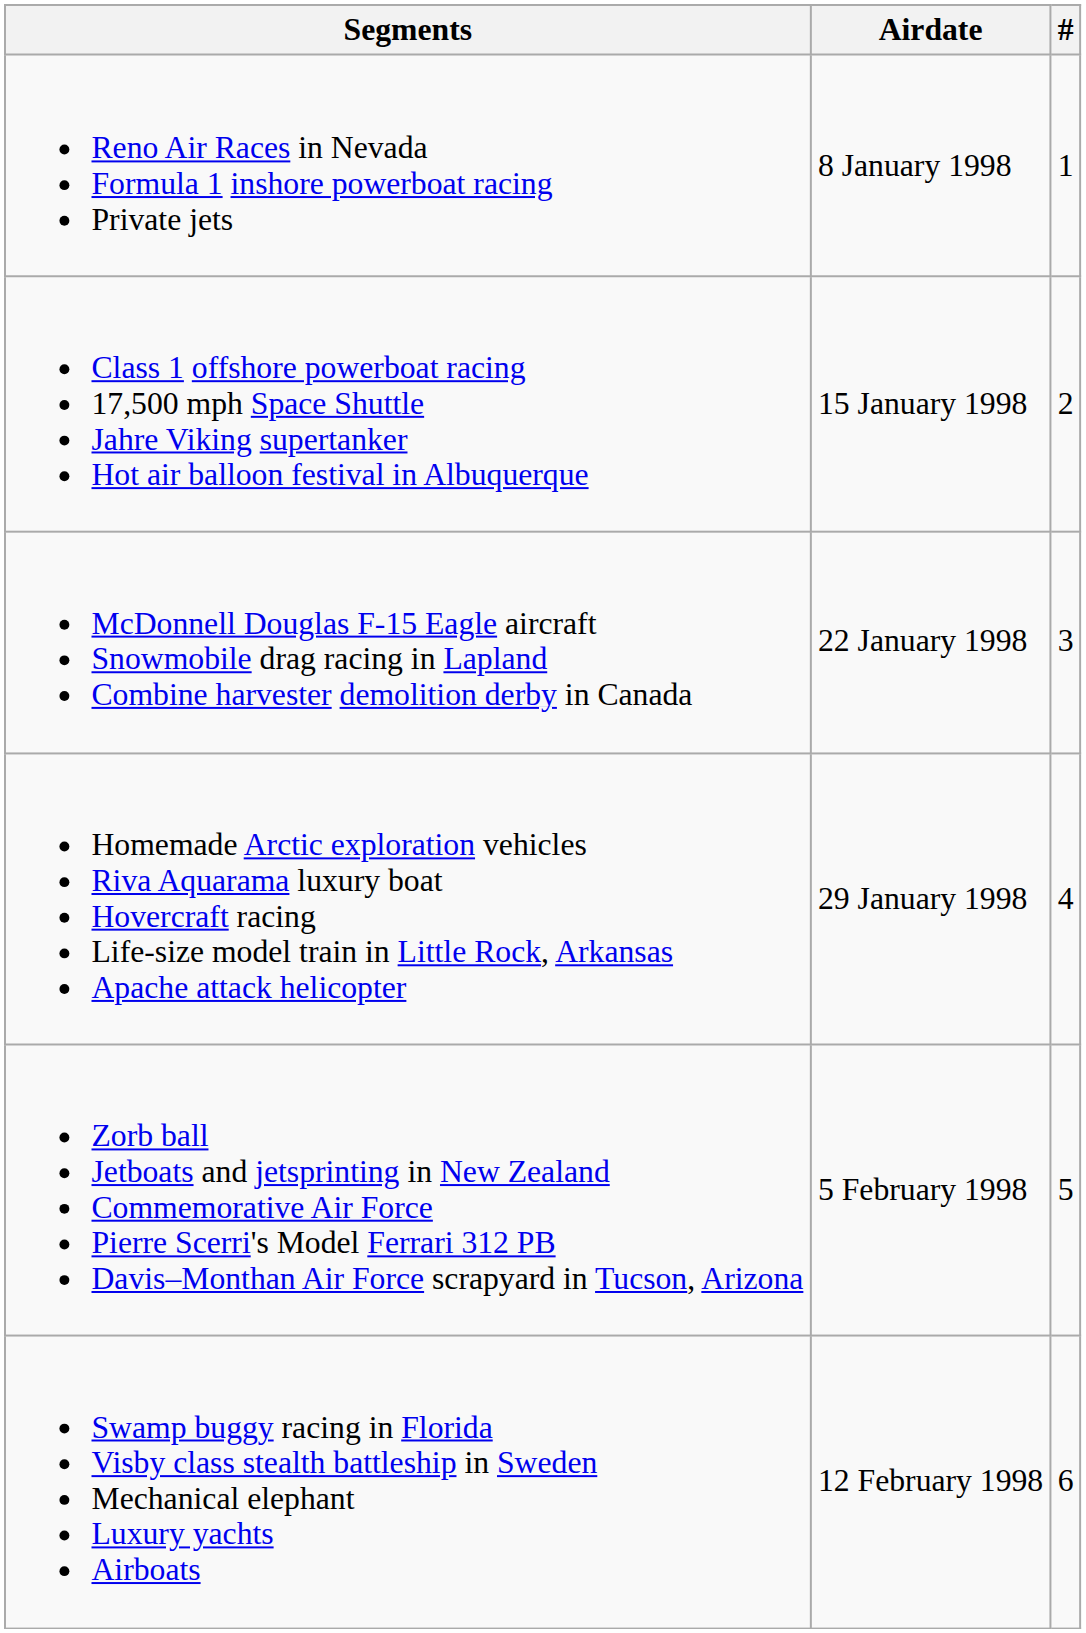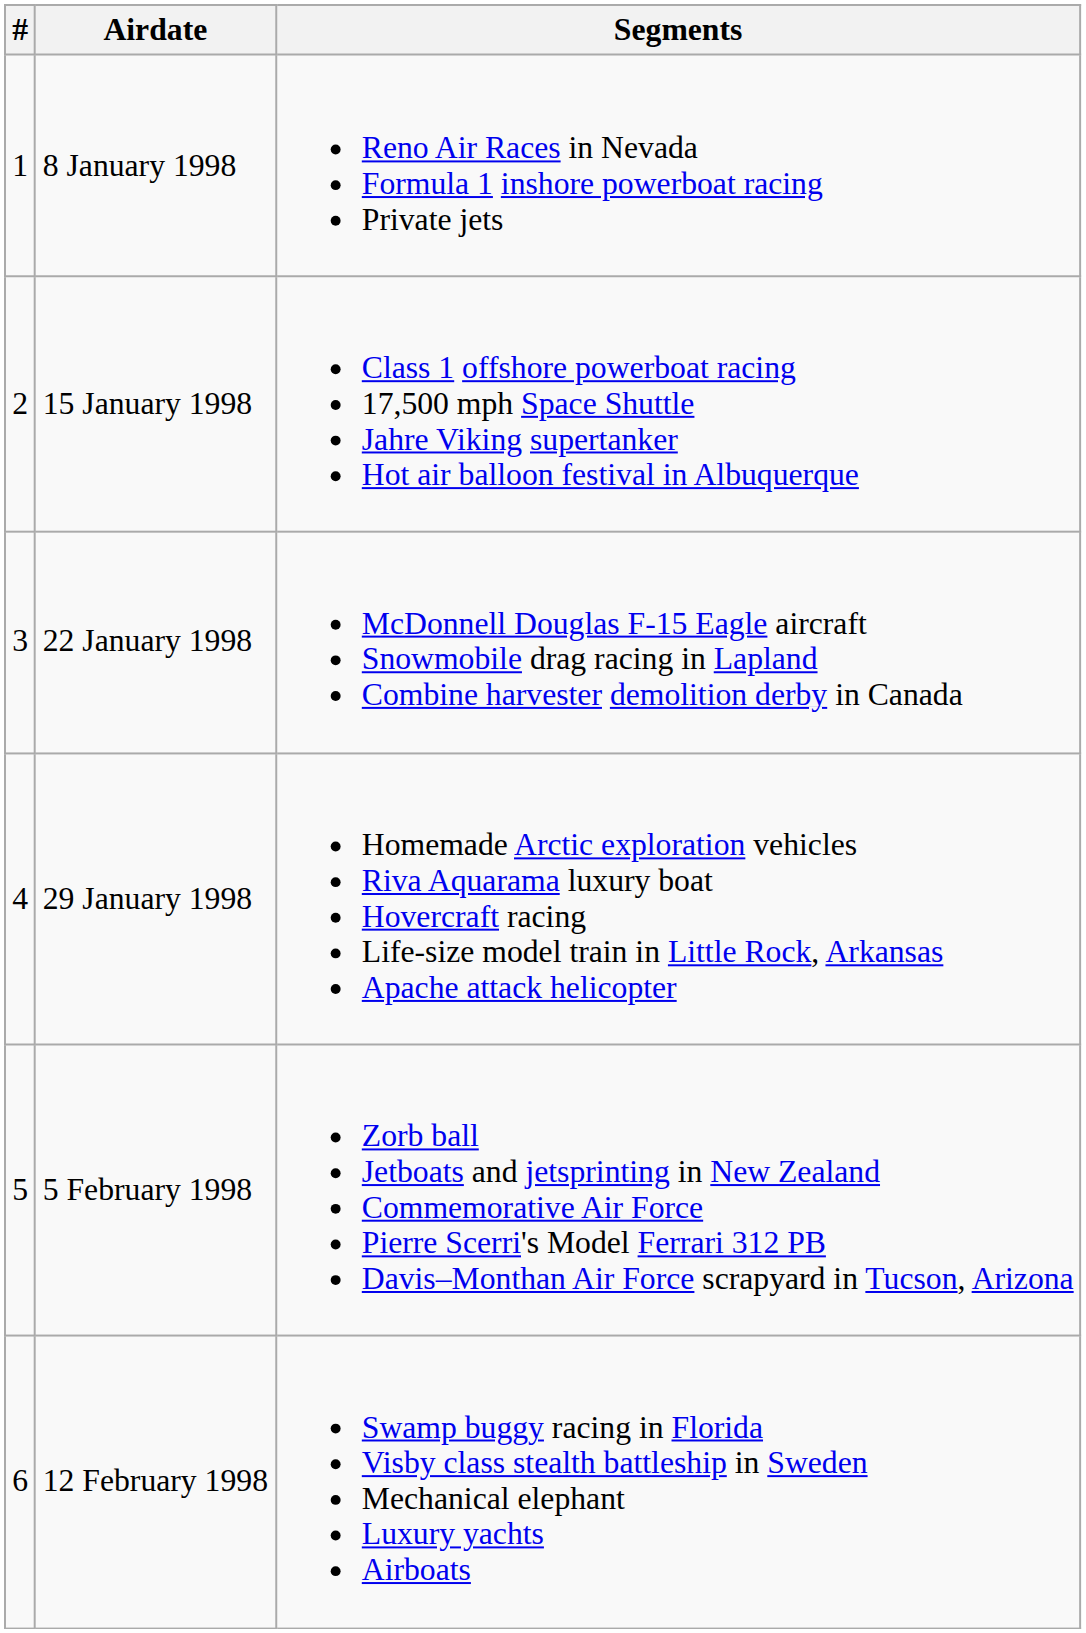columns swapped: (1066, 29) <-> (408, 29)
